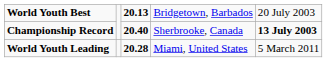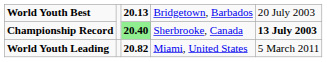(136, 30) no background -> (136, 30) lightgreen background
(136, 48) 20.28 -> (136, 48) 20.82
